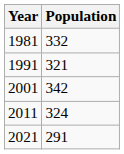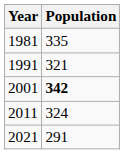(57, 40) 332 -> (57, 40) 335
(57, 88) normal -> (57, 88) bold
